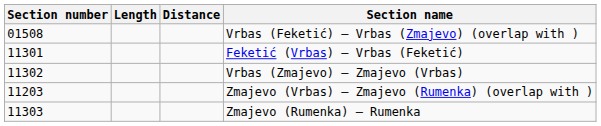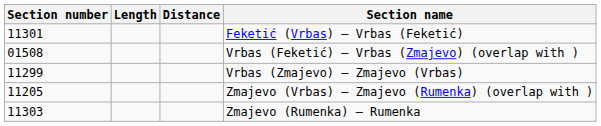rows swapped: (345, 53) <-> (402, 34)
(25, 73) 11302 -> (25, 73) 11299
(25, 92) 11203 -> (25, 92) 11205
